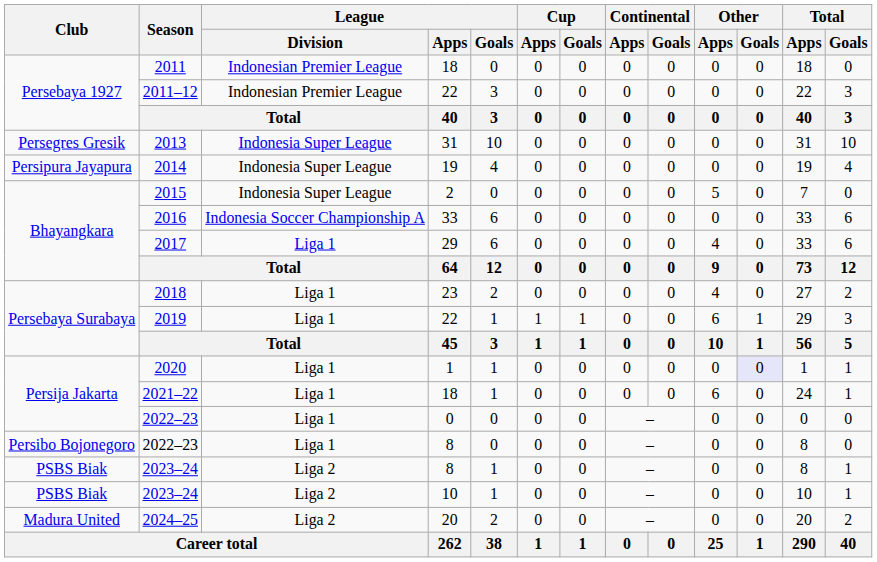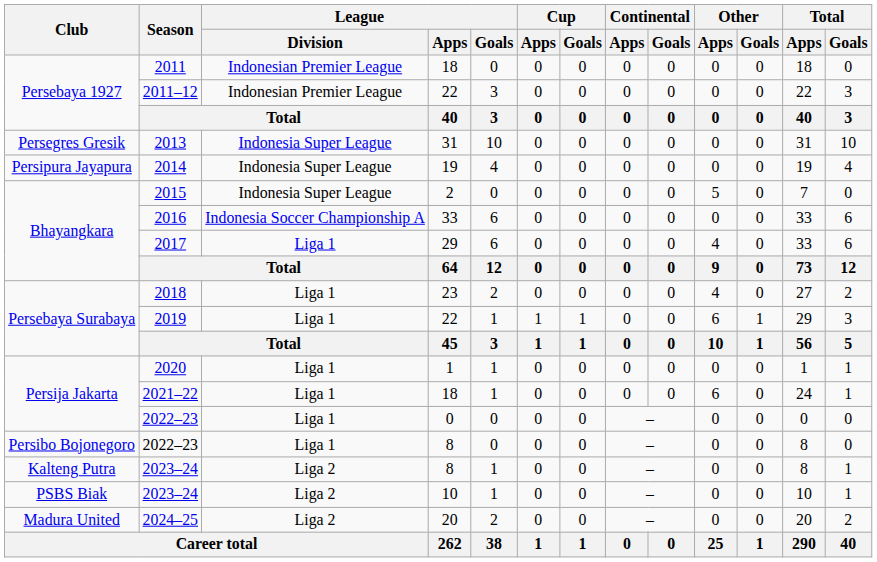(760, 368) lavender background -> (760, 368) no background
(72, 469) PSBS Biak -> (72, 469) Kalteng Putra
